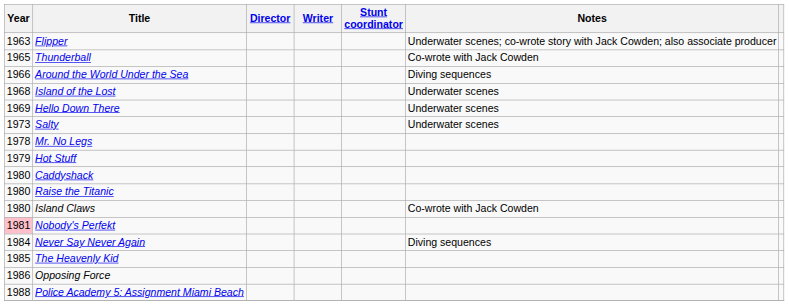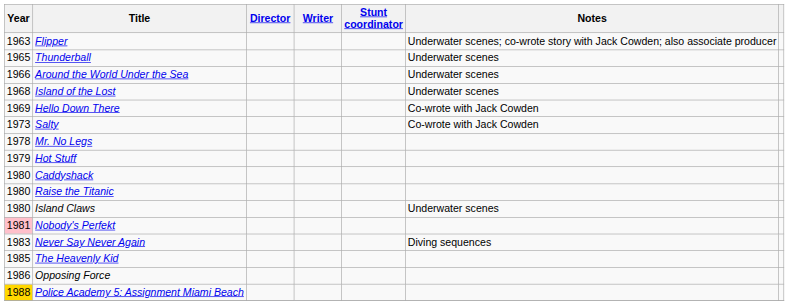(473, 58) Co-wrote with Jack Cowden -> (453, 58) Underwater scenes
(449, 74) Diving sequences -> (453, 74) Underwater scenes
(453, 108) Underwater scenes -> (473, 108) Co-wrote with Jack Cowden
(453, 125) Underwater scenes -> (473, 125) Co-wrote with Jack Cowden
(473, 208) Co-wrote with Jack Cowden -> (453, 208) Underwater scenes
(19, 242) 1984 -> (19, 242) 1983
(19, 292) no background -> (19, 292) gold background
